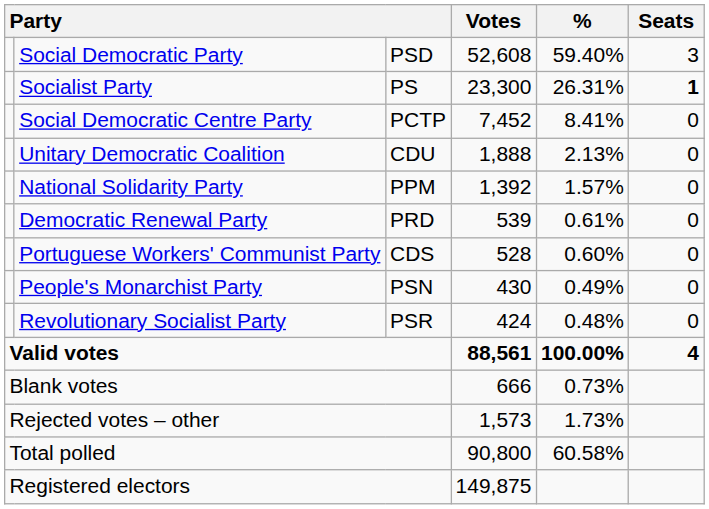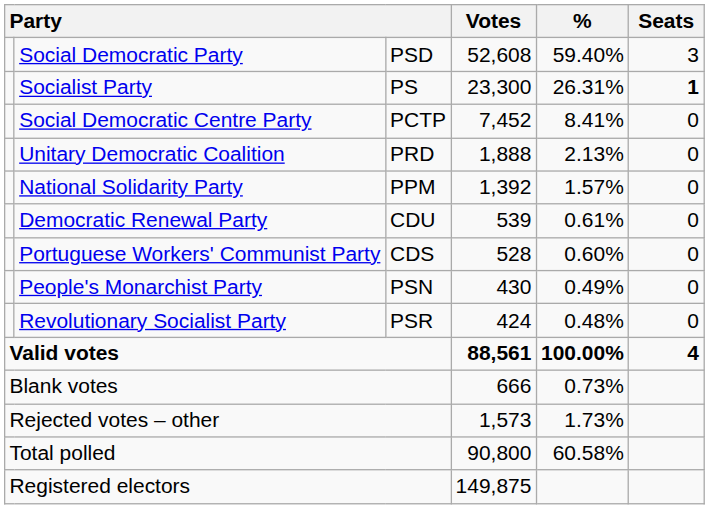(413, 154) CDU -> (412, 154) PRD
(412, 220) PRD -> (413, 220) CDU
